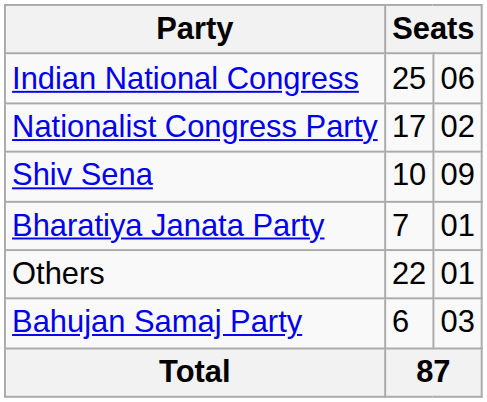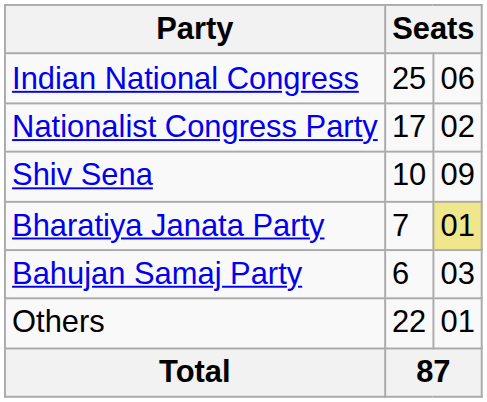(458, 224) no background -> (458, 224) khaki background
rows swapped: (157, 322) <-> (58, 273)
